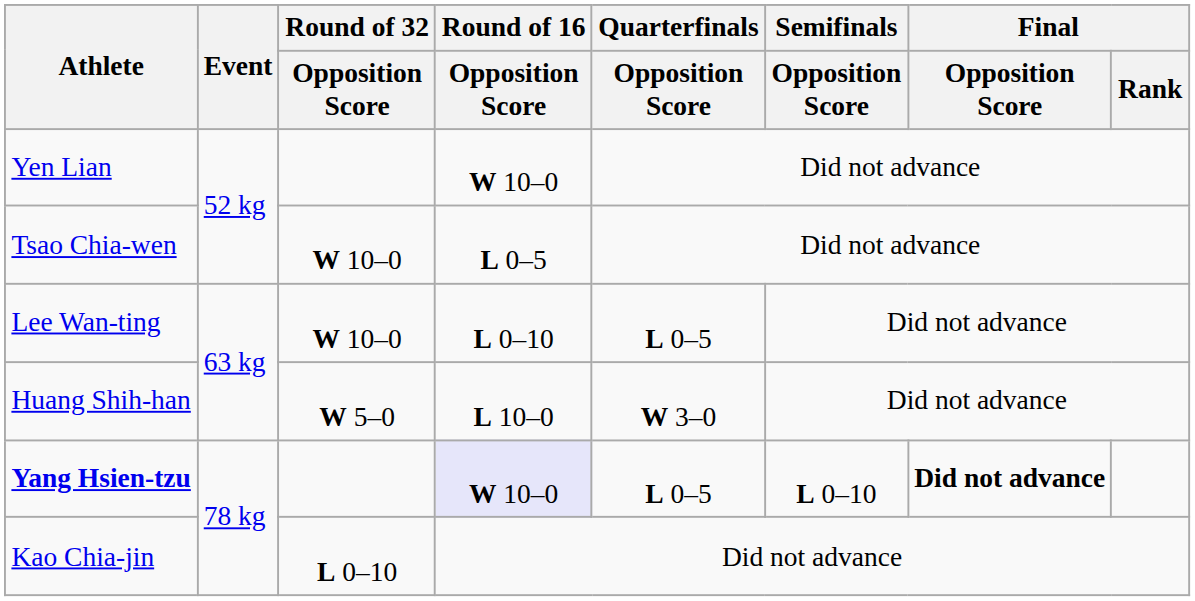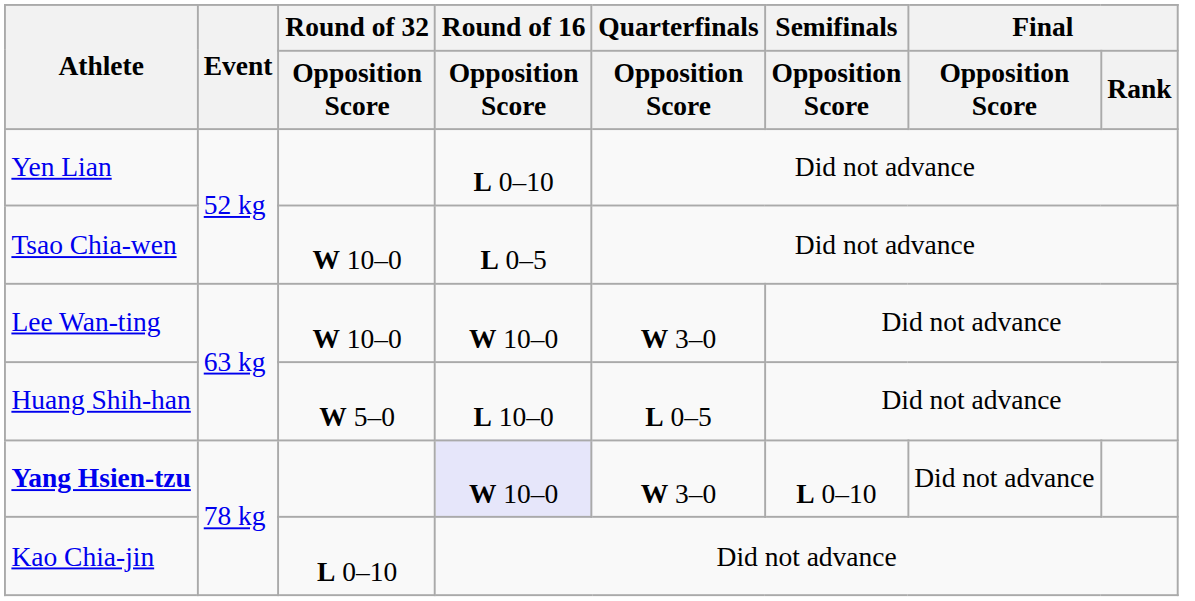(514, 183) W 10–0 -> (514, 183) L 0–10
(514, 338) L 0–10 -> (514, 338) W 10–0
(678, 338) L 0–5 -> (678, 338) W 3–0
(678, 416) W 3–0 -> (678, 416) L 0–5
(678, 494) L 0–5 -> (678, 494) W 3–0
(1010, 478) bold -> (1004, 478) normal
